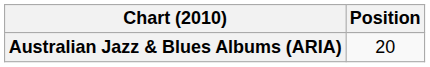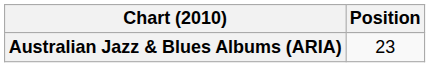(385, 47) 20 -> (385, 47) 23
